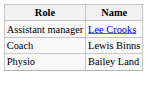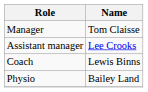+ row: (25, 29)
